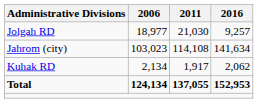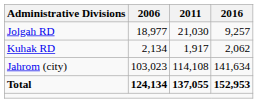rows swapped: (31, 66) <-> (37, 48)
